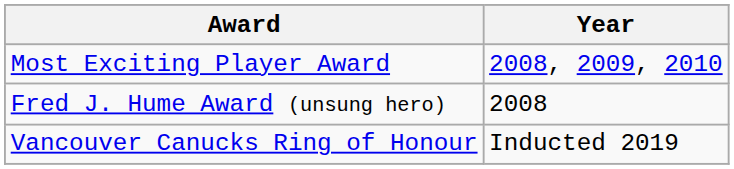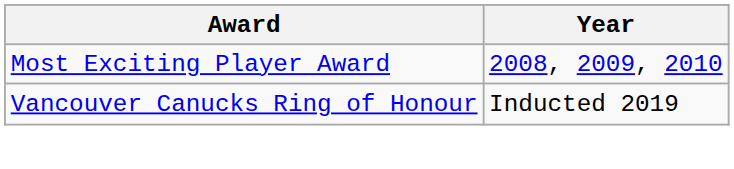- row: (228, 104)
